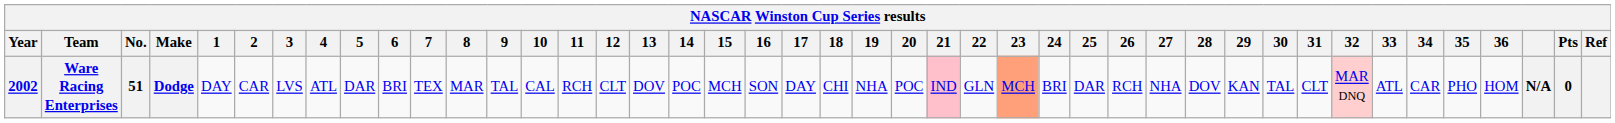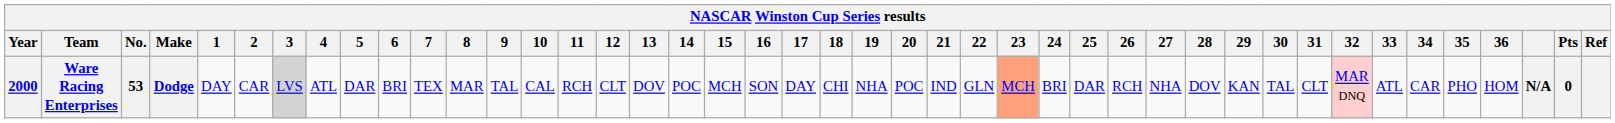(23, 86) 2002 -> (23, 86) 2000
(136, 86) 51 -> (136, 86) 53
(290, 86) no background -> (290, 86) lightgrey background
(944, 86) pink background -> (944, 86) no background
